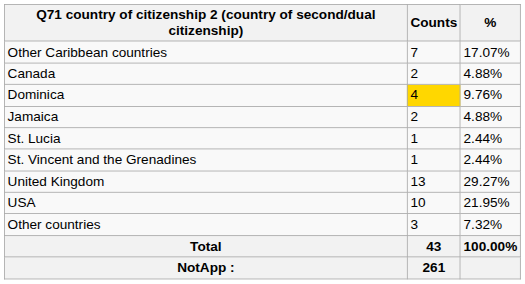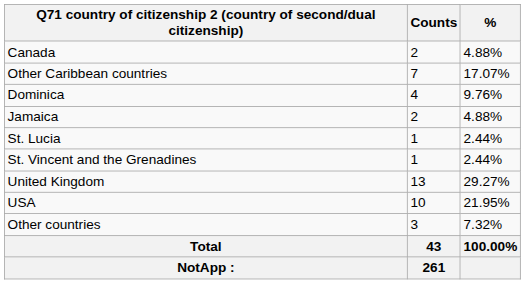rows swapped: (87, 52) <-> (31, 73)
(414, 95) gold background -> (414, 95) no background
